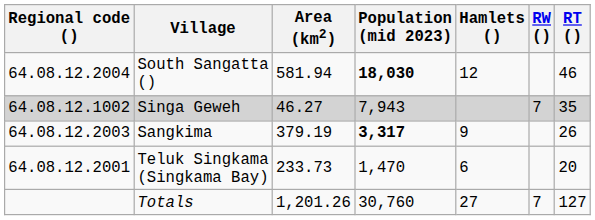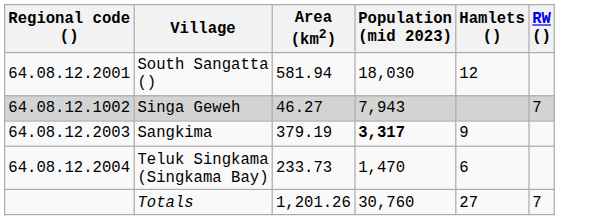- column: (572, 28)
(69, 74) 64.08.12.2004 -> (69, 74) 64.08.12.2001
(386, 74) bold -> (386, 74) normal
(69, 168) 64.08.12.2001 -> (69, 168) 64.08.12.2004
